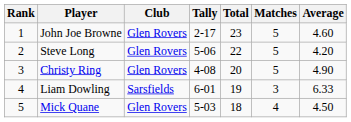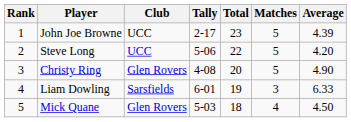(157, 32) Glen Rovers -> (139, 32) UCC
(323, 32) 4.60 -> (323, 32) 4.39
(157, 51) Glen Rovers -> (139, 51) UCC
